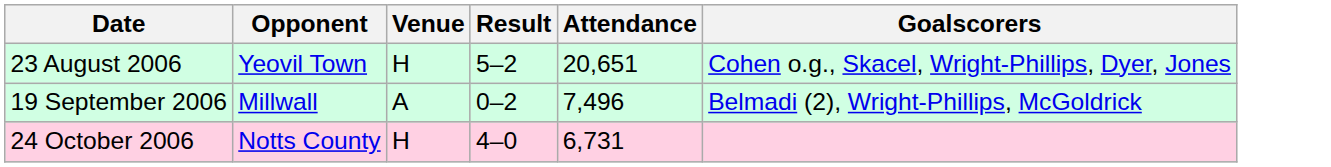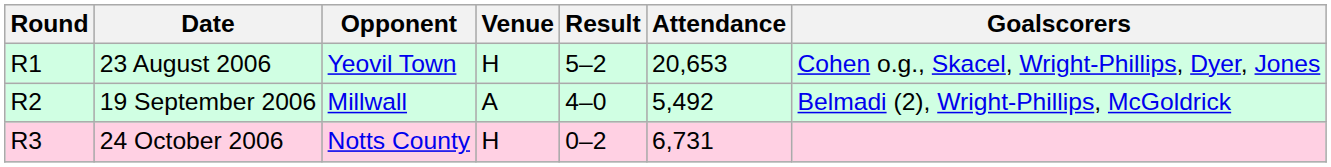+ column: (49, 24)
(600, 63) 20,651 -> (690, 63) 20,653
(497, 102) 0–2 -> (586, 102) 4–0
(593, 102) 7,496 -> (683, 102) 5,492
(497, 141) 4–0 -> (586, 141) 0–2
